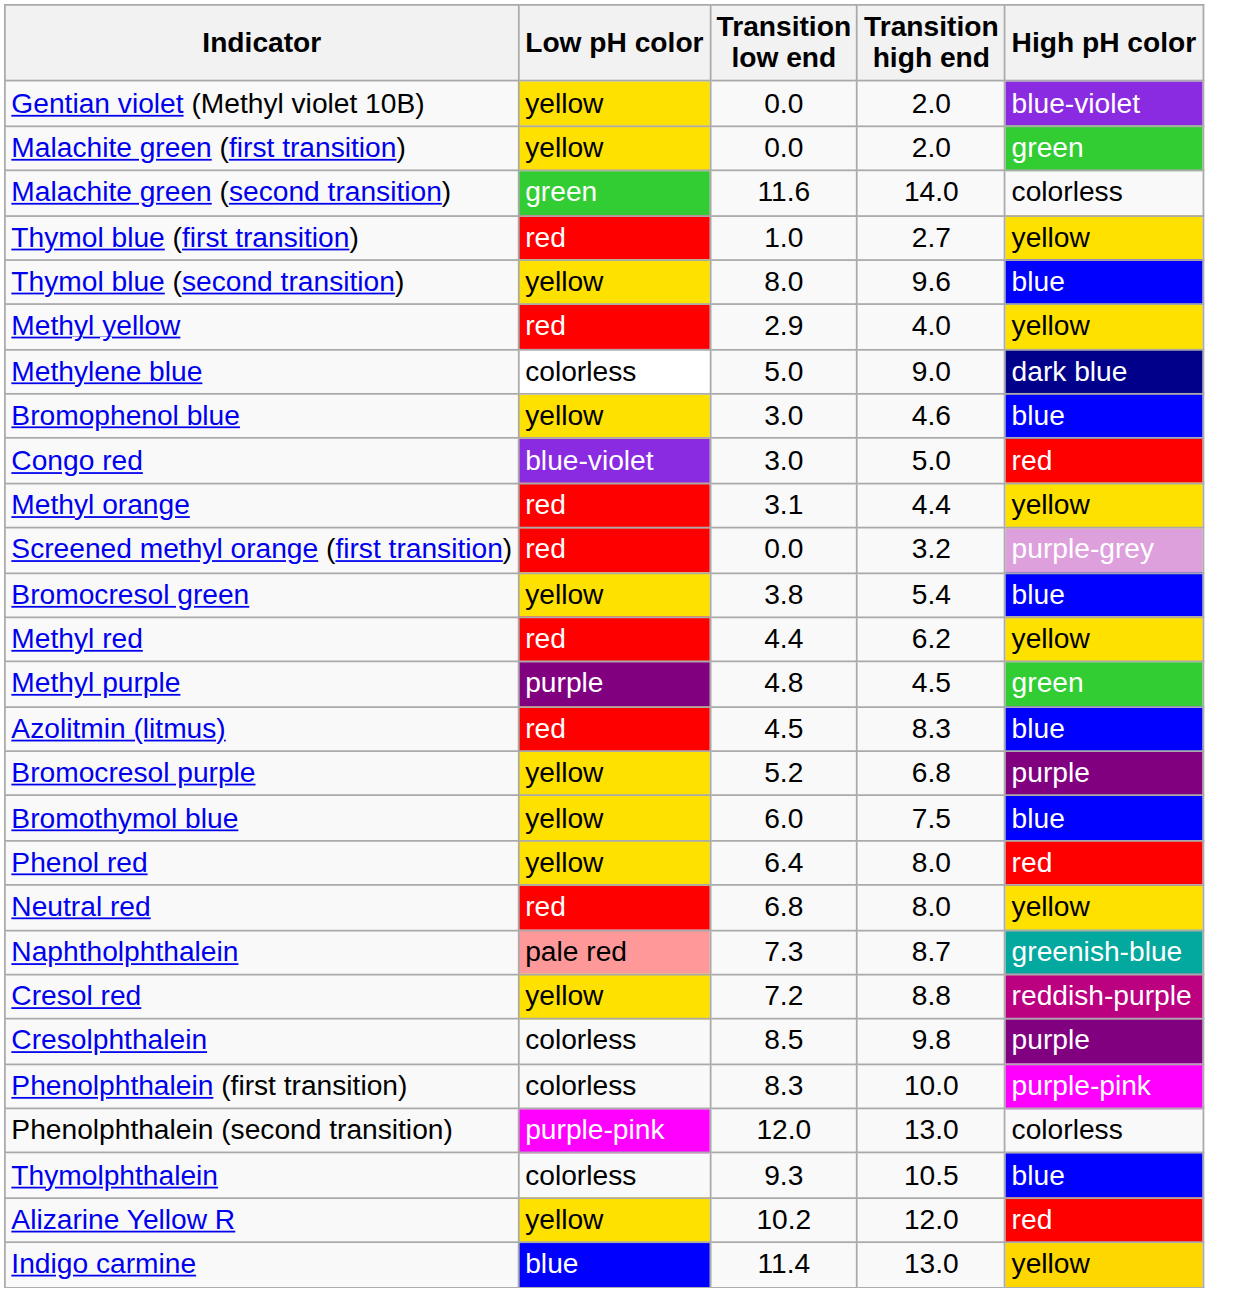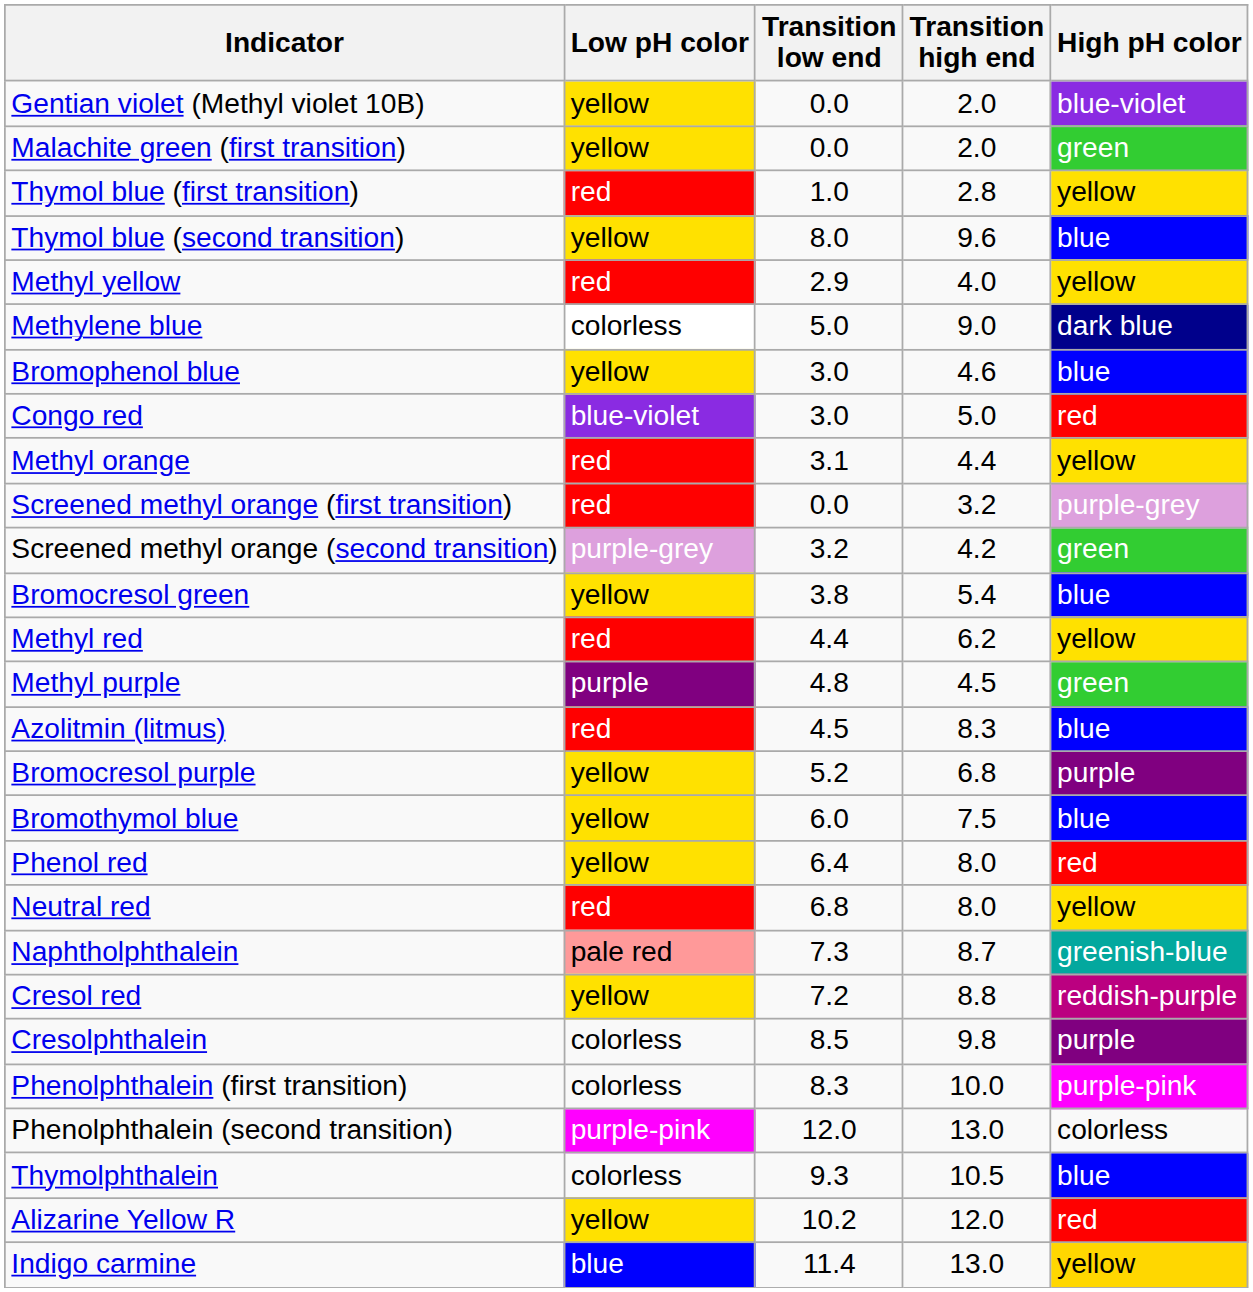- row: (231, 192)
(931, 237) 2.7 -> (977, 192) 2.8
+ row: (285, 549)
